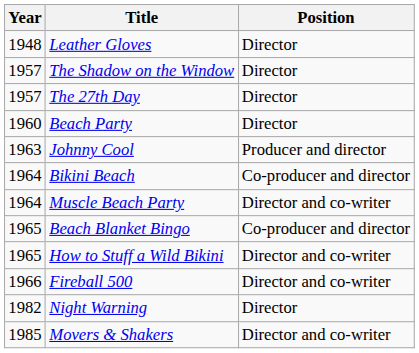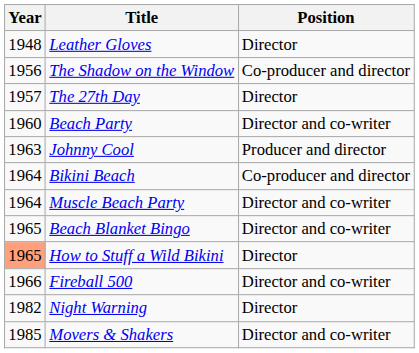(25, 70) 1957 -> (25, 70) 1956
(270, 70) Director -> (326, 70) Co-producer and director
(270, 123) Director -> (316, 123) Director and co-writer
(326, 228) Co-producer and director -> (316, 228) Director and co-writer
(25, 255) no background -> (25, 255) lightsalmon background
(316, 255) Director and co-writer -> (270, 255) Director
